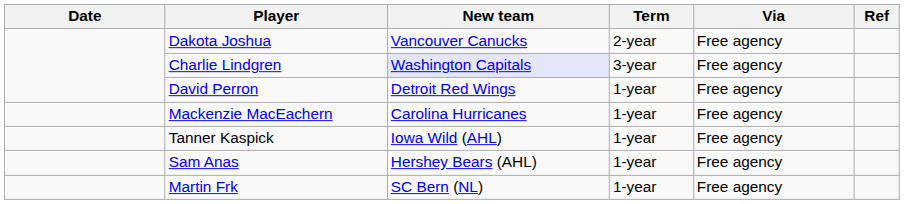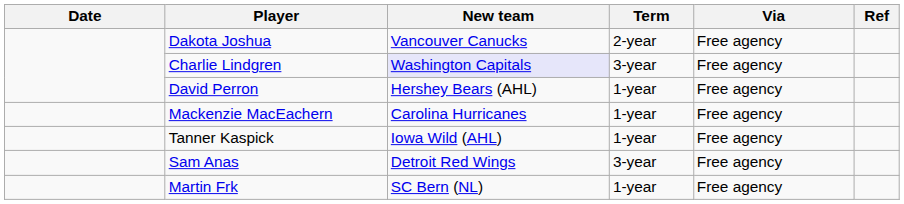(453, 89) Detroit Red Wings -> (464, 89) Hershey Bears (AHL)
(464, 162) Hershey Bears (AHL) -> (453, 162) Detroit Red Wings
(635, 162) 1-year -> (635, 162) 3-year
